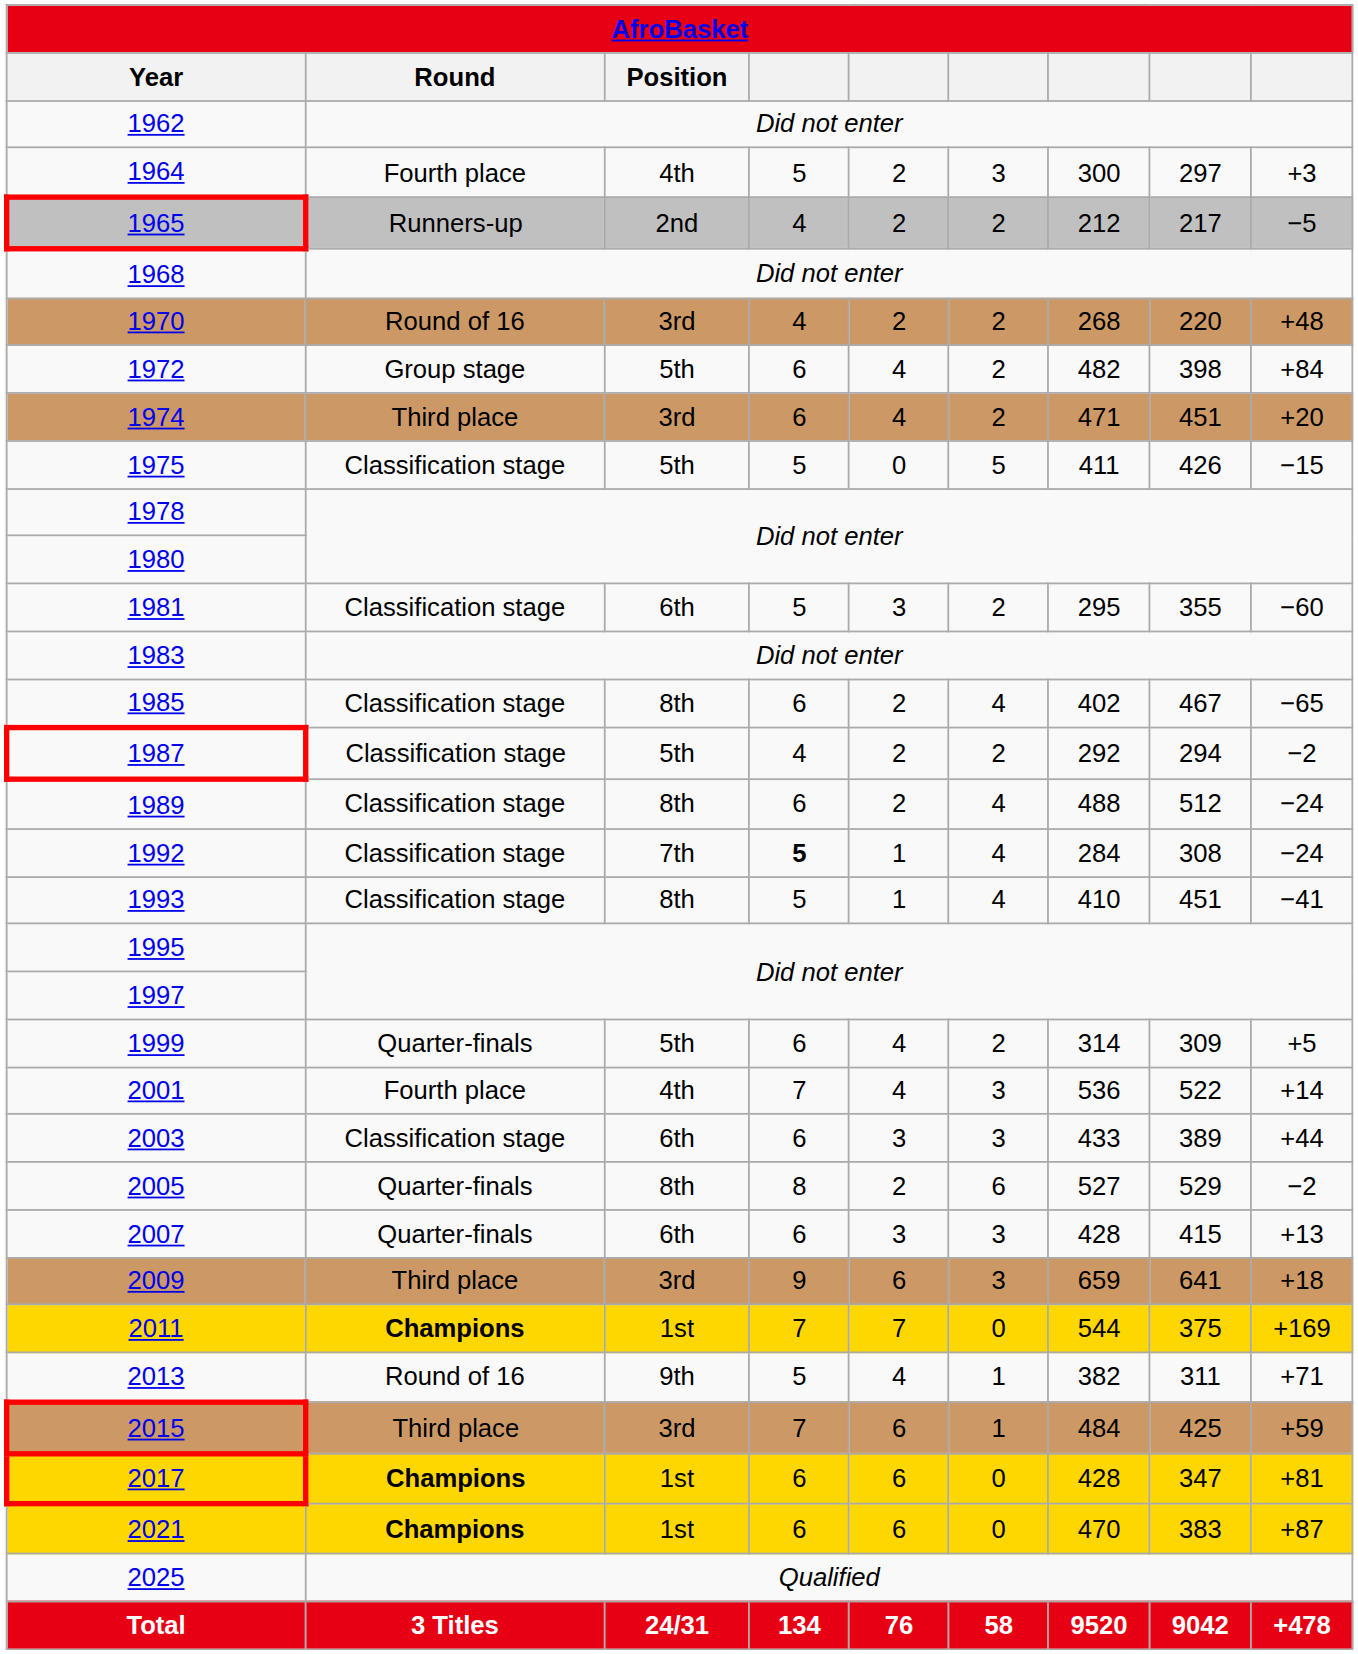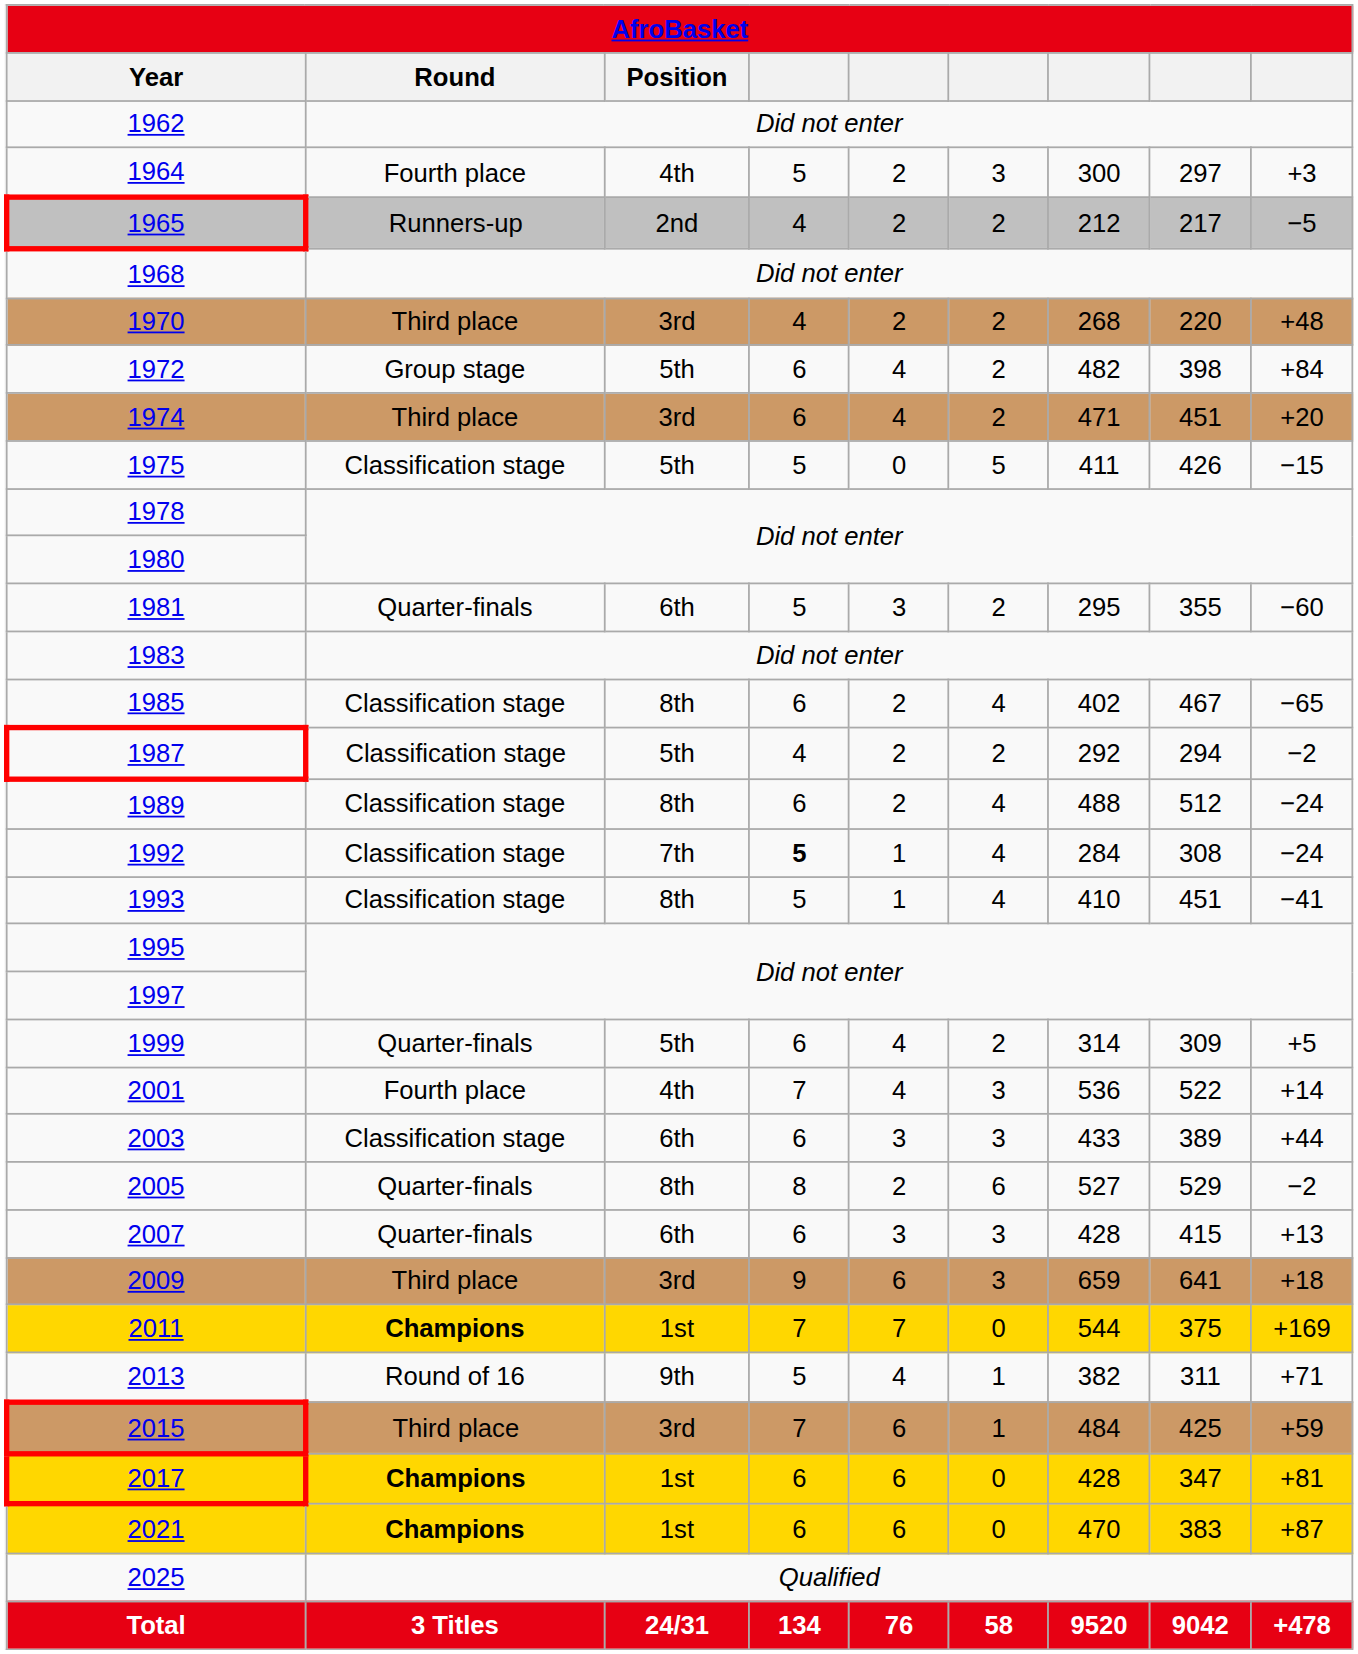(455, 322) Round of 16 -> (455, 322) Third place
(455, 608) Classification stage -> (455, 608) Quarter-finals
